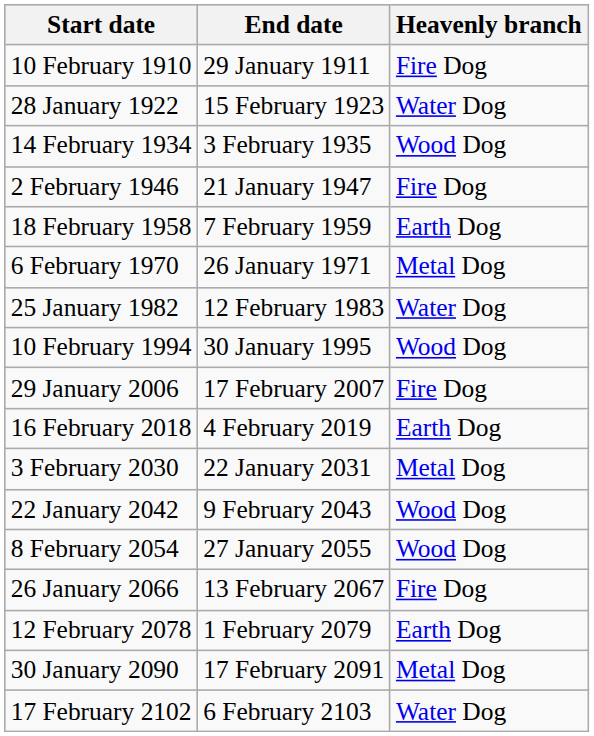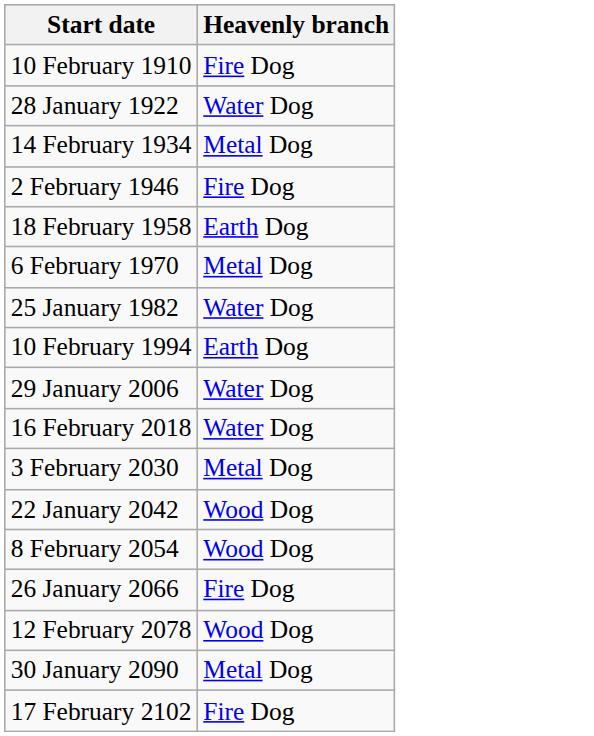- column: (294, 24)
(451, 145) Wood Dog -> (258, 145) Metal Dog
(451, 347) Wood Dog -> (256, 347) Earth Dog
(441, 387) Fire Dog -> (258, 387) Water Dog
(449, 428) Earth Dog -> (258, 428) Water Dog
(449, 629) Earth Dog -> (258, 629) Wood Dog
(451, 710) Water Dog -> (249, 710) Fire Dog
